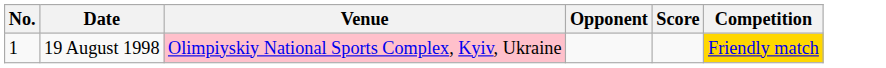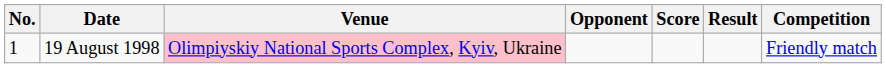+ column: (733, 18)
(763, 47) gold background -> (822, 47) no background
